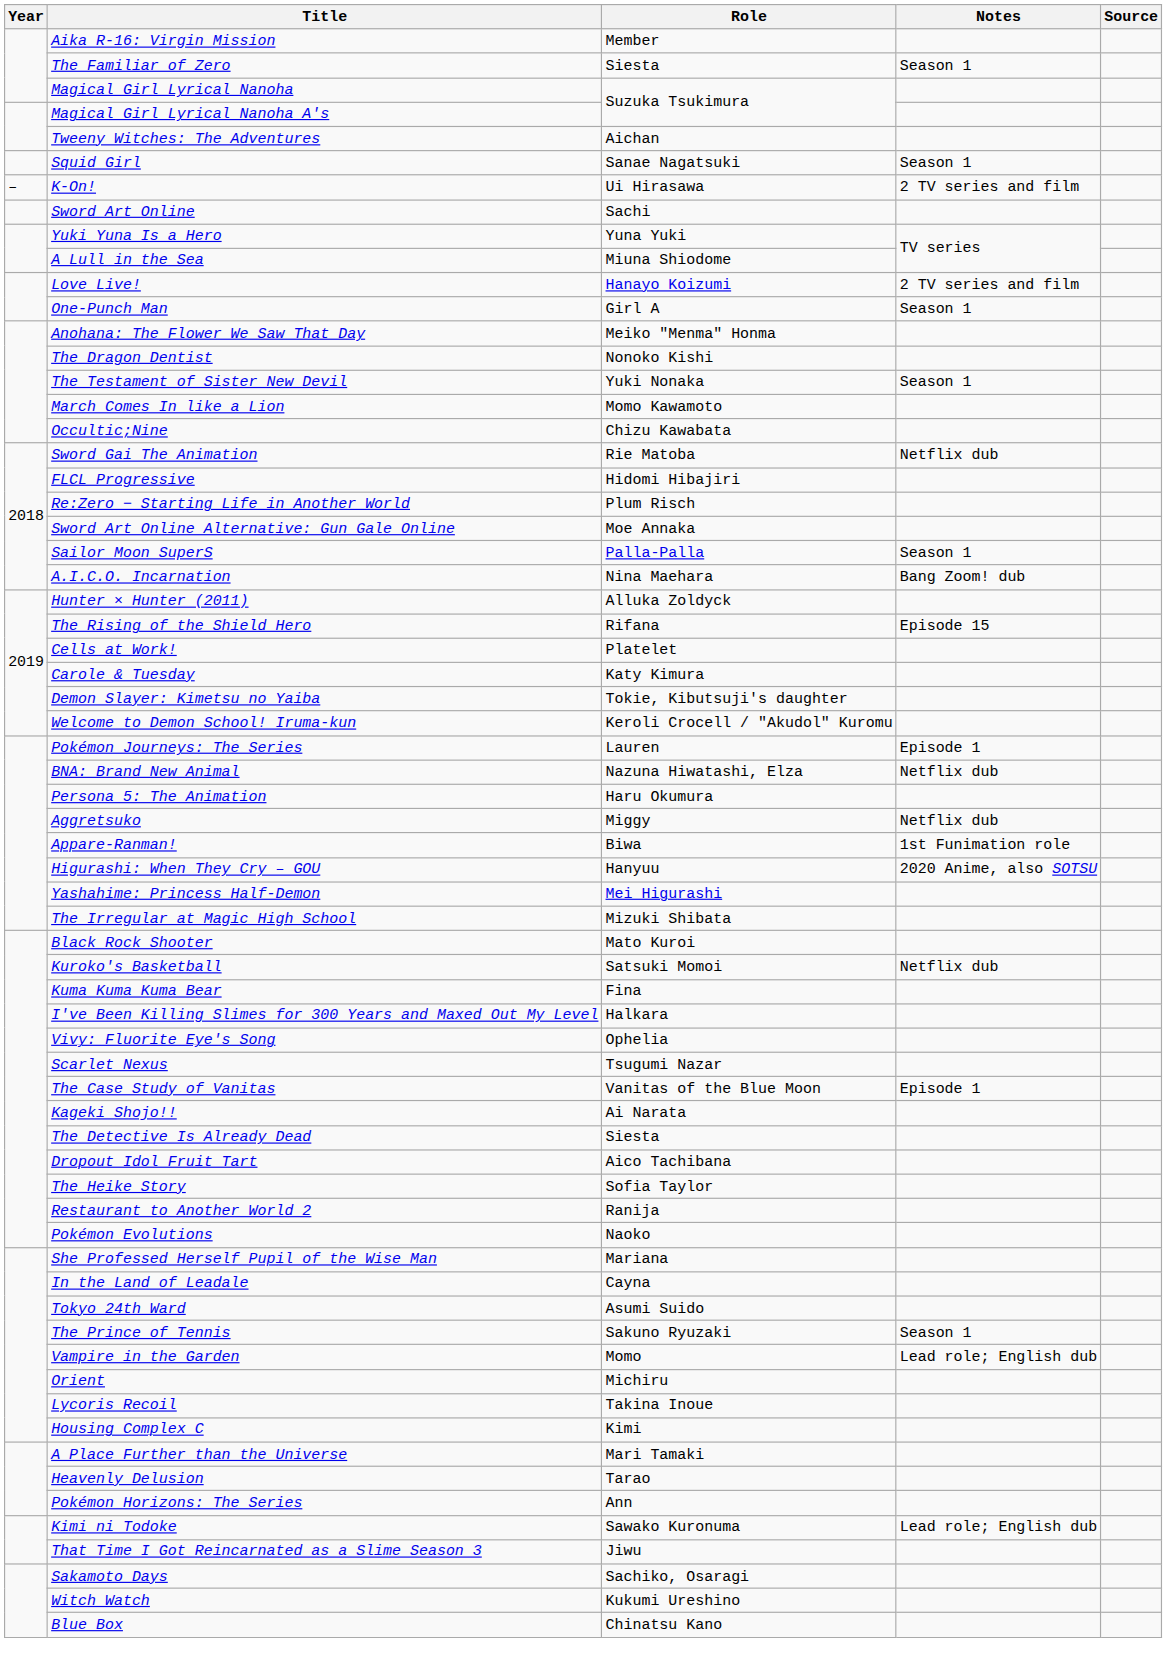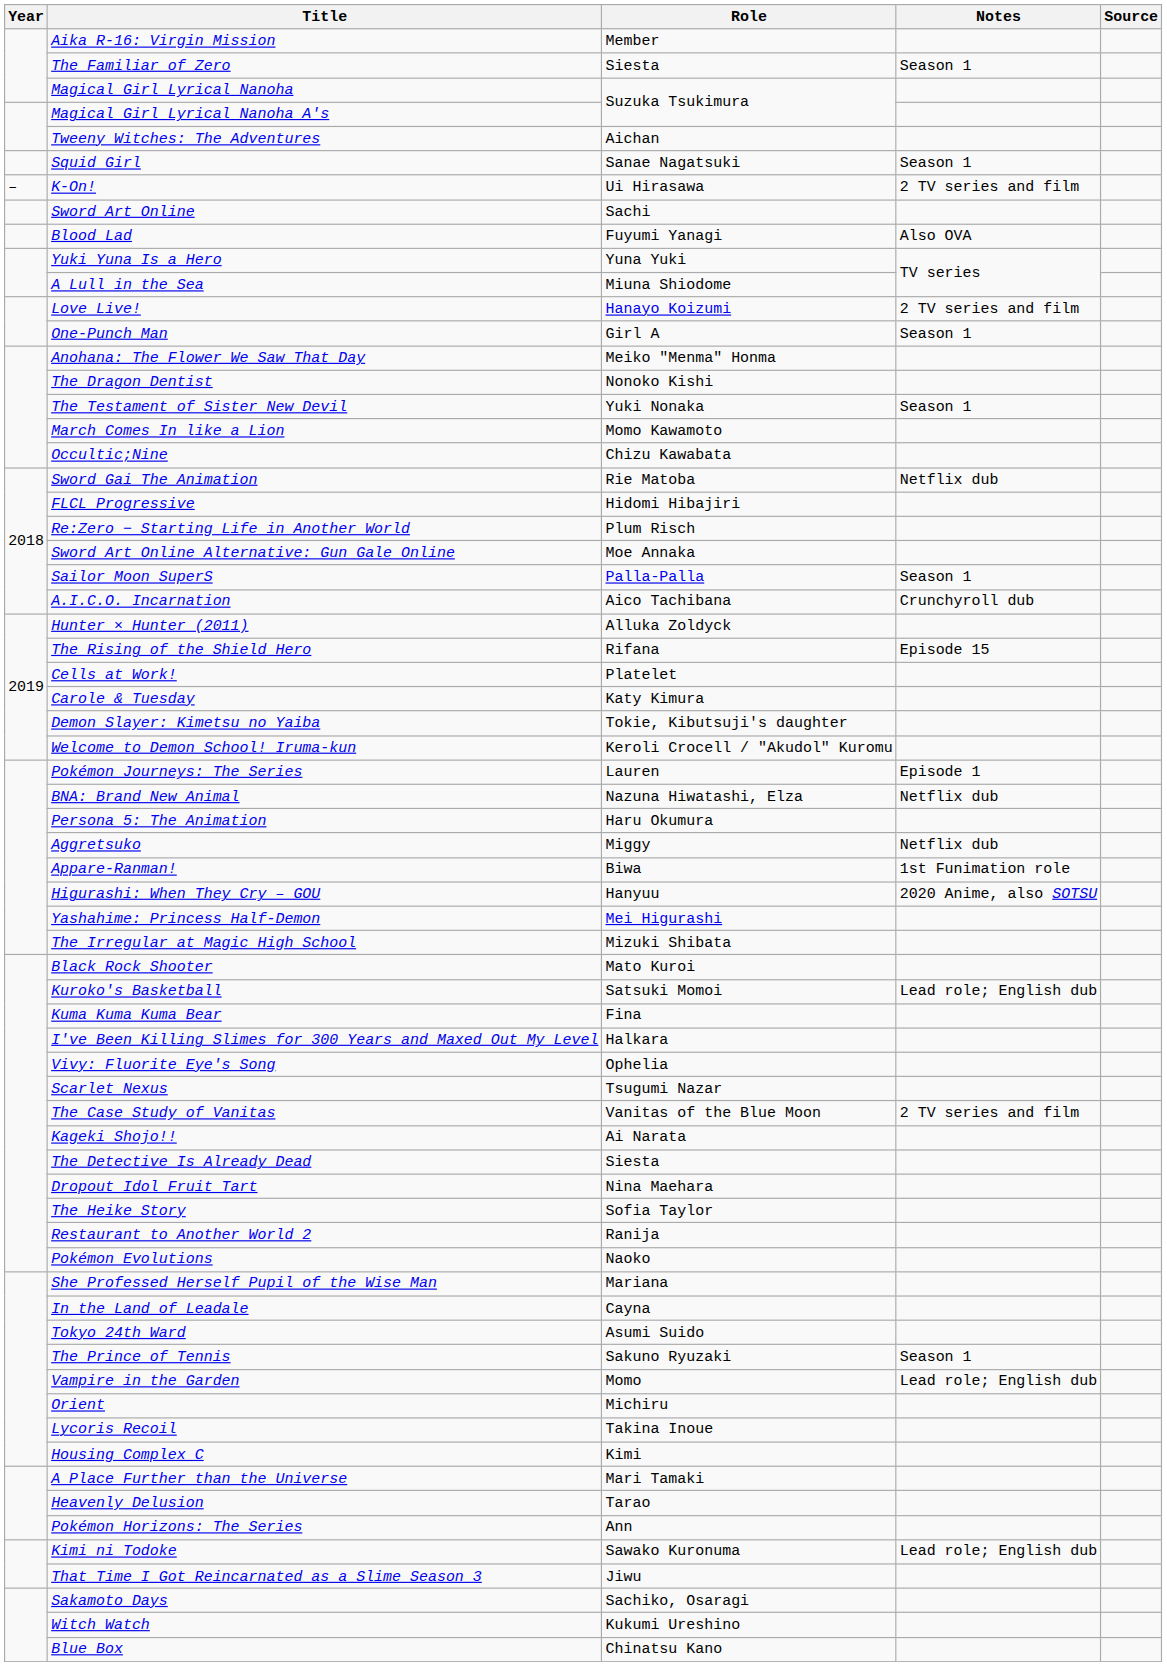+ row: (92, 236)
(659, 577) Nina Maehara -> (668, 602) Aico Tachibana
(963, 577) Bang Zoom! dub -> (967, 602) Crunchyroll dub
(949, 967) Netflix dub -> (998, 991) Lead role; English dub
(940, 1089) Episode 1 -> (989, 1113) 2 TV series and film
(668, 1162) Aico Tachibana -> (659, 1186) Nina Maehara
